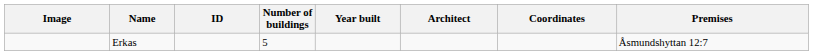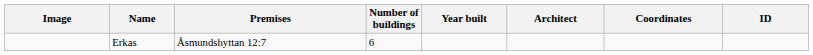columns swapped: (712, 19) <-> (217, 19)
(265, 42) 5 -> (371, 42) 6
